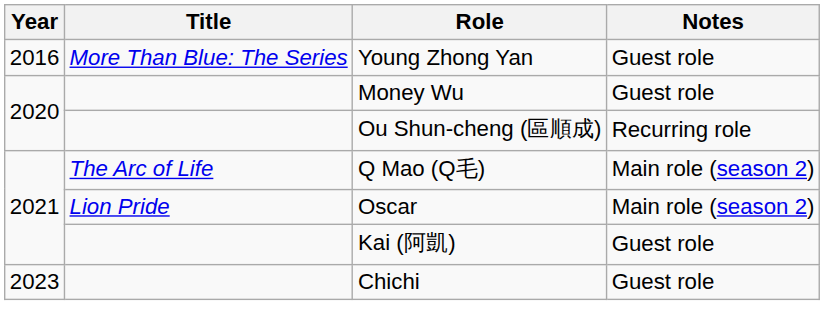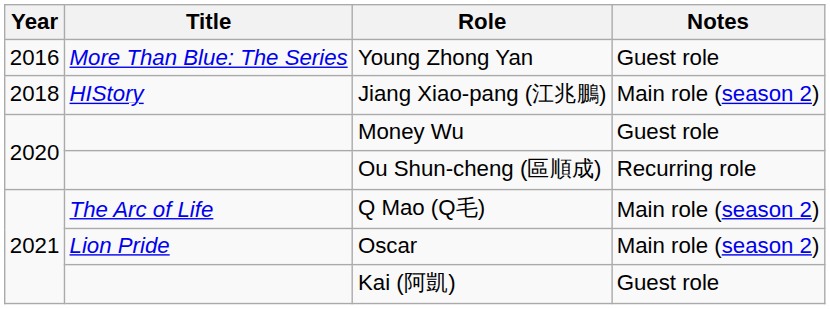+ row: (482, 94)
- row: (389, 281)
